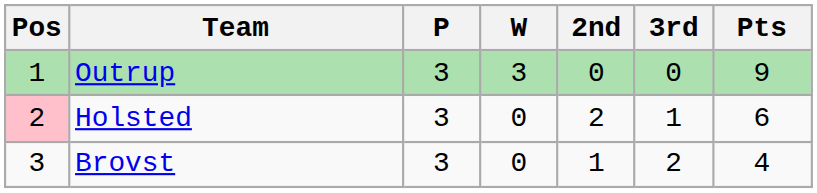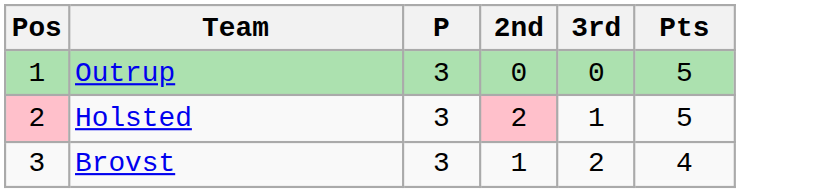- column: (519, 28)
(762, 73) 9 -> (684, 73) 5
(596, 118) no background -> (519, 118) pink background
(762, 118) 6 -> (684, 118) 5
